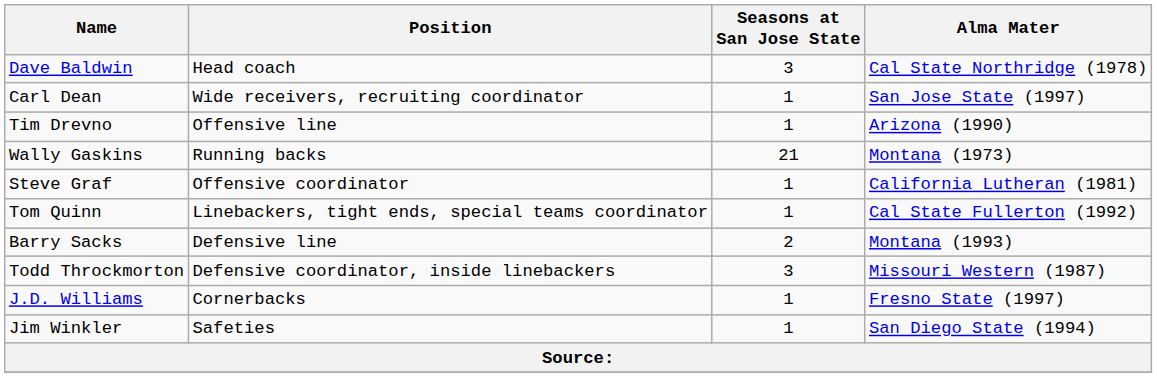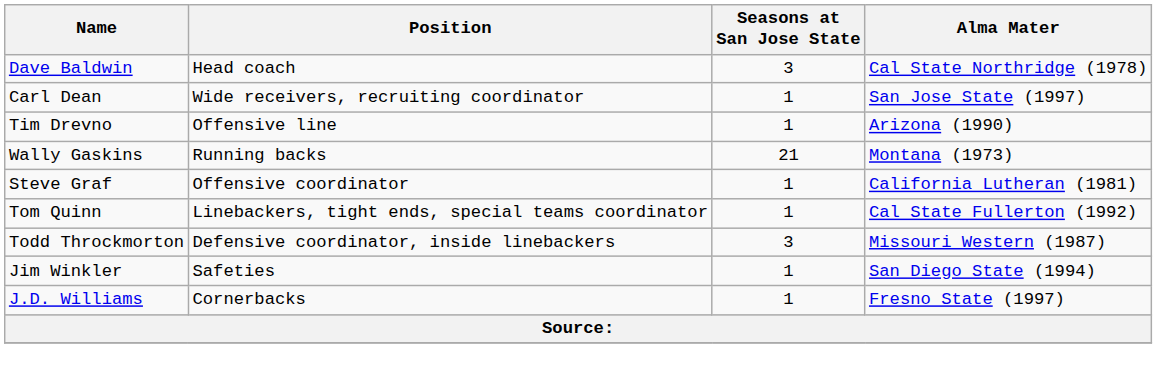- row: (66, 242)
rows swapped: (76, 300) <-> (66, 328)
